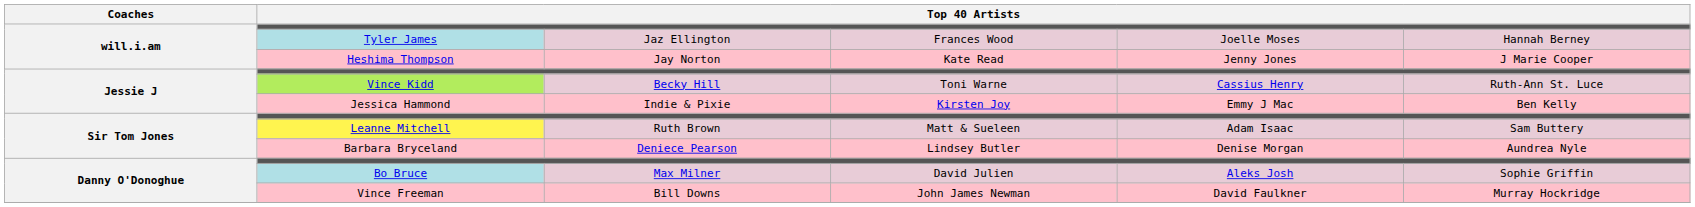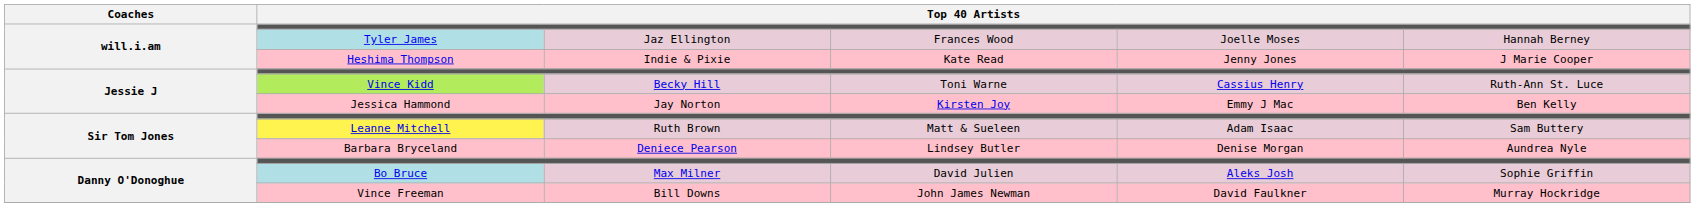(687, 59) Jay Norton -> (687, 59) Indie & Pixie
(687, 104) Indie & Pixie -> (687, 104) Jay Norton
